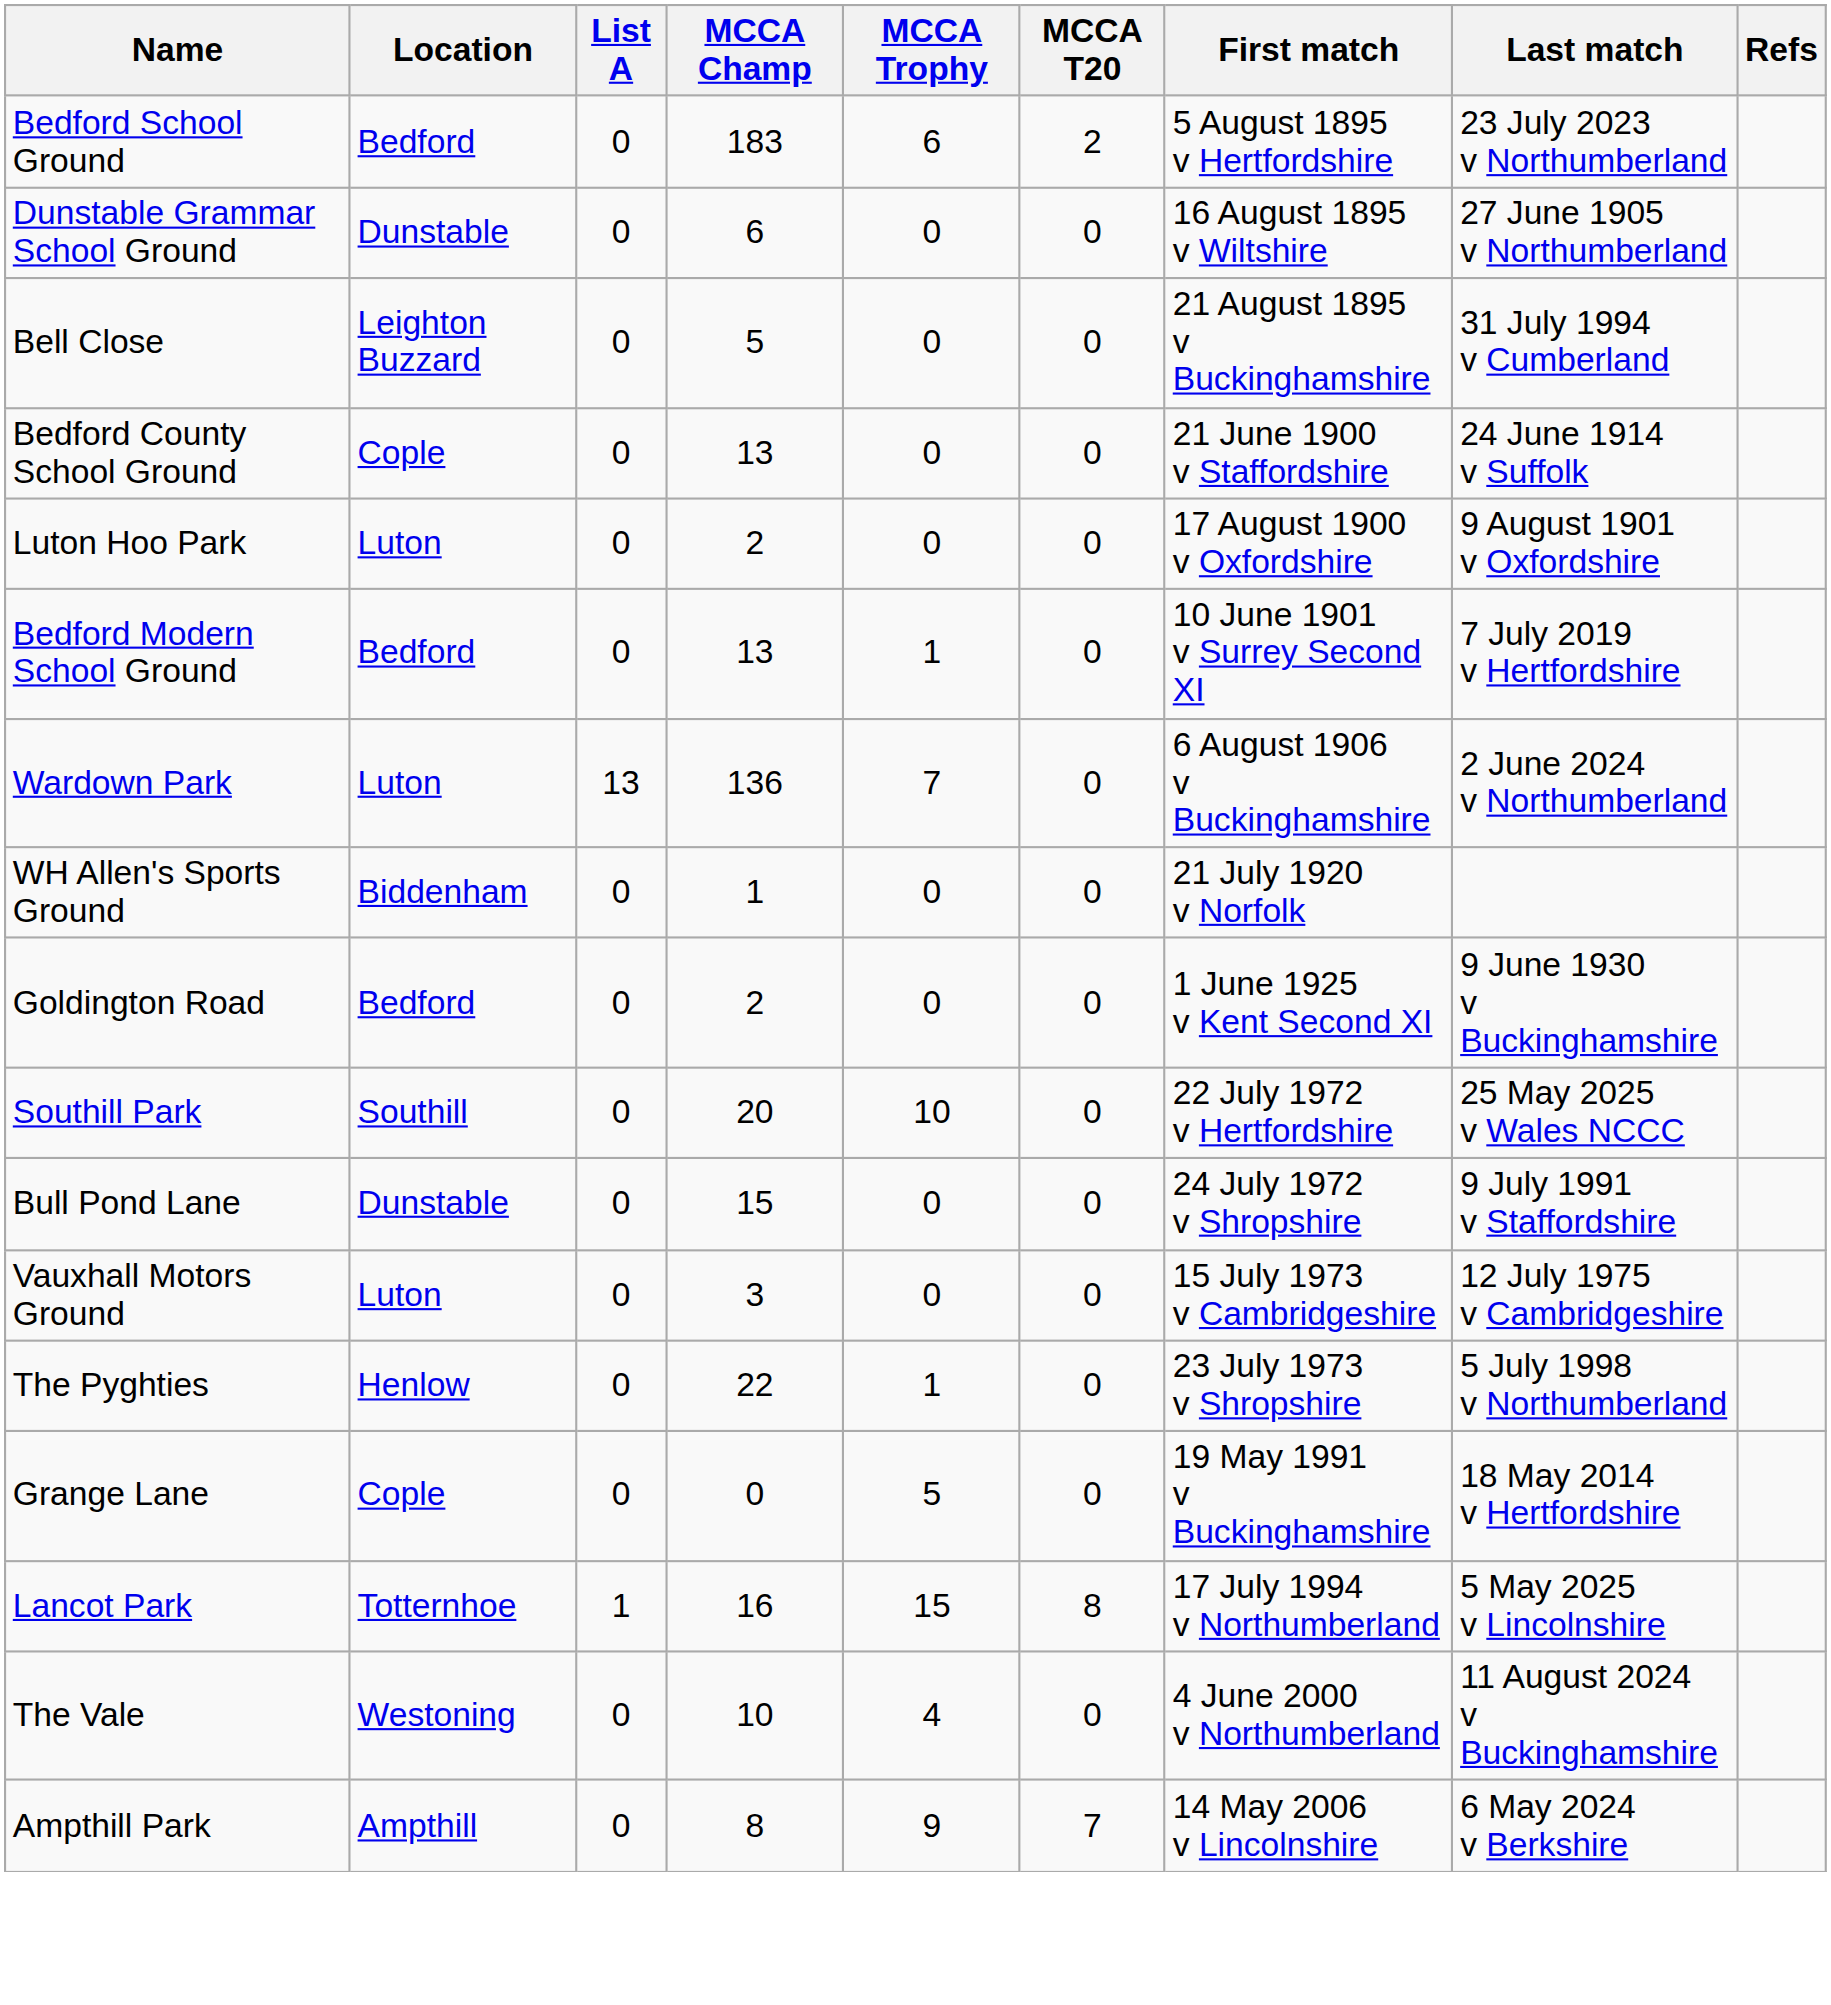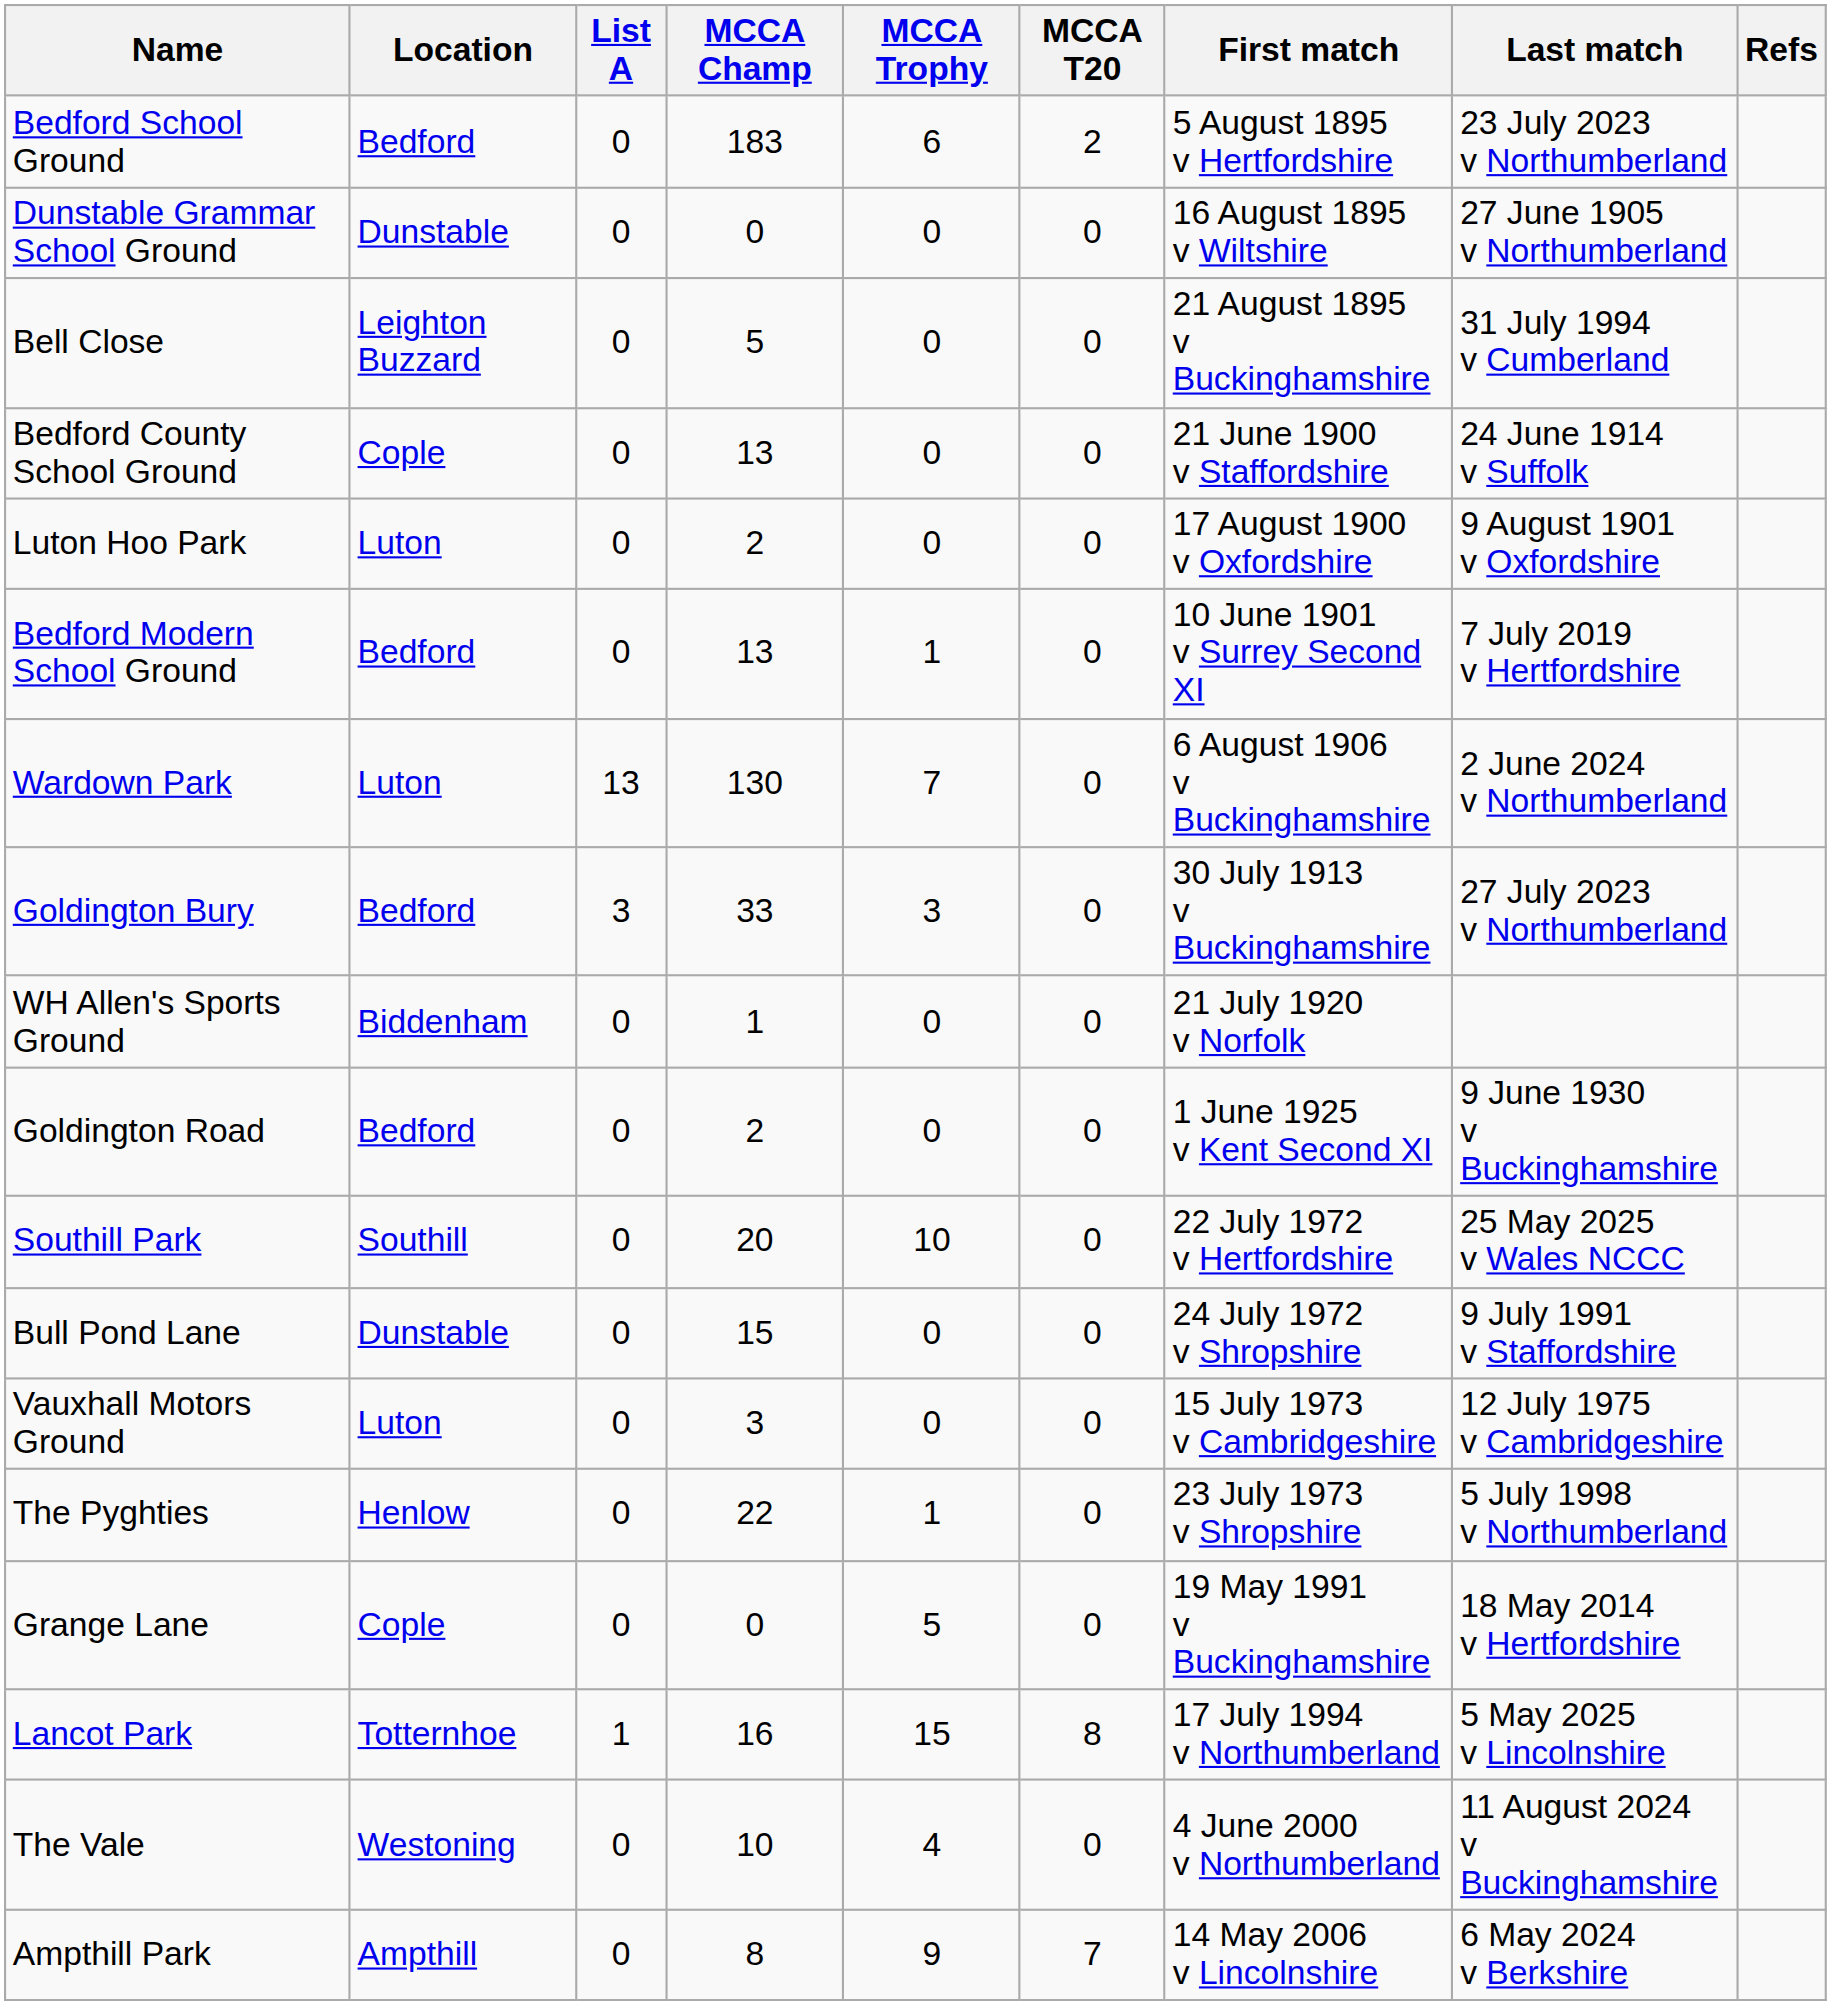(755, 232) 6 -> (755, 232) 0
(755, 782) 136 -> (755, 782) 130
+ row: (133, 911)
